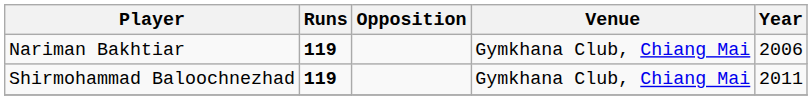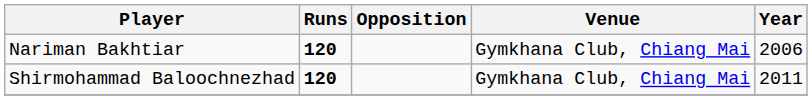(320, 50) 119 -> (320, 50) 120
(320, 79) 119 -> (320, 79) 120
